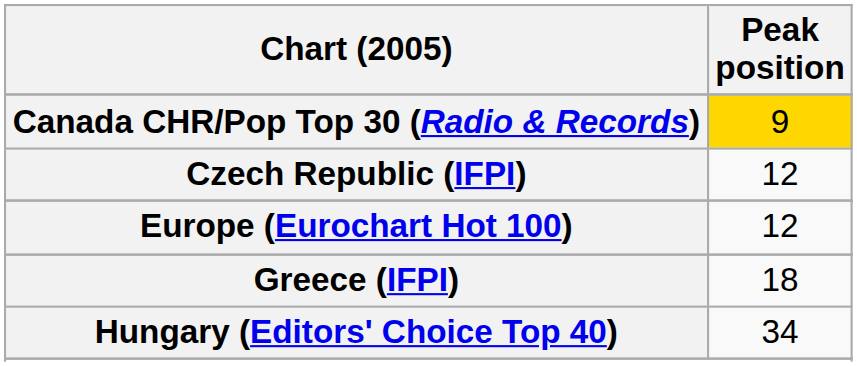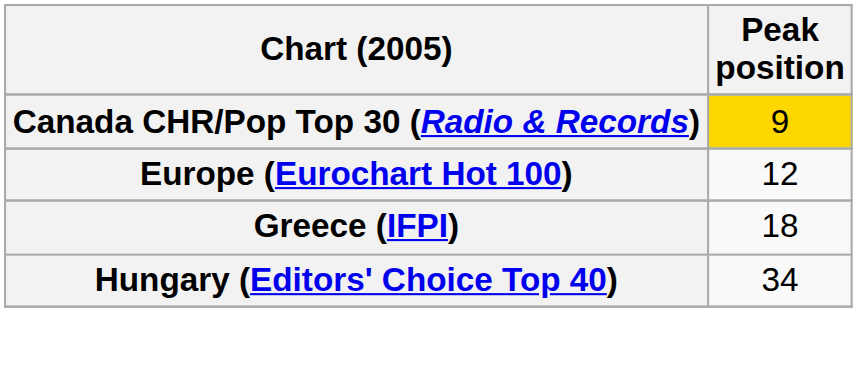- row: (356, 173)
